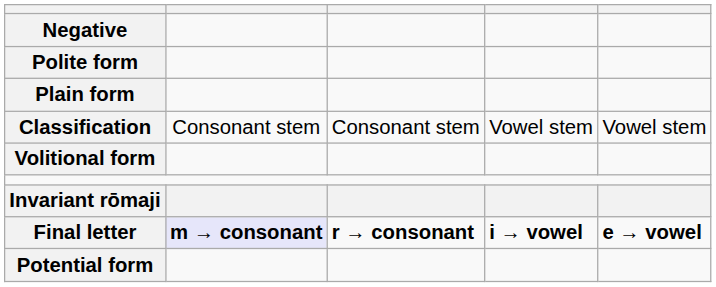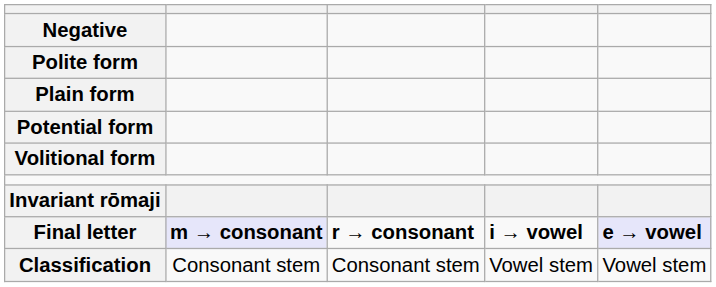rows swapped: (85, 264) <-> (85, 126)
(652, 232) no background -> (652, 232) lavender background
